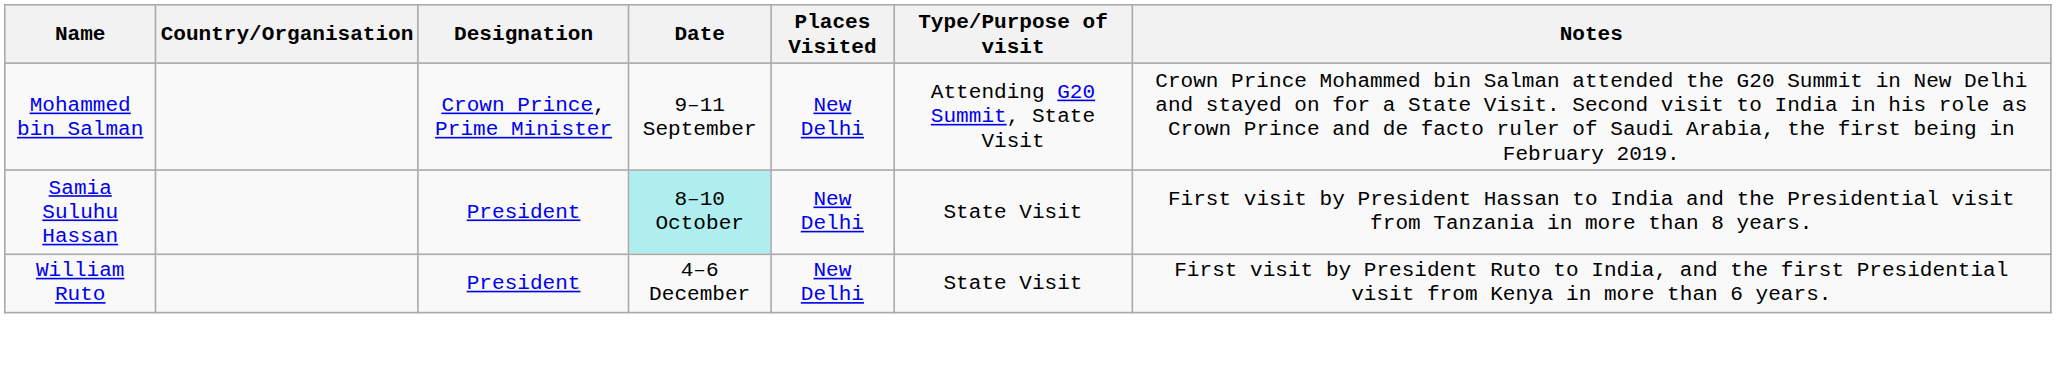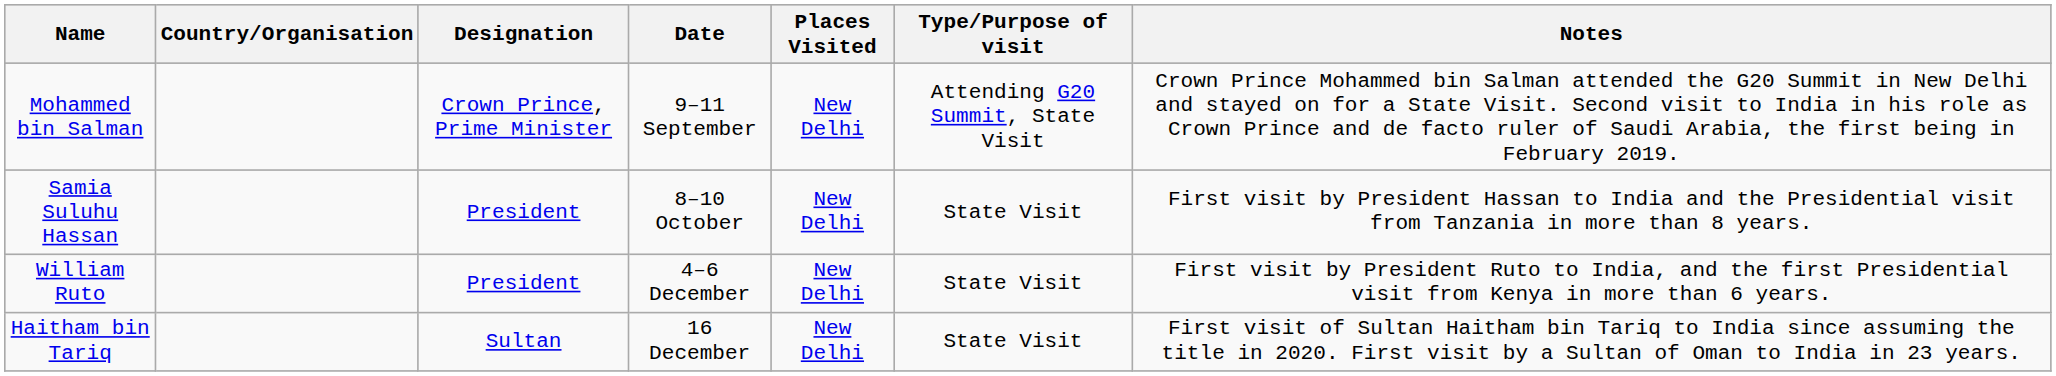(700, 212) paleturquoise background -> (700, 212) no background
+ row: (80, 342)
